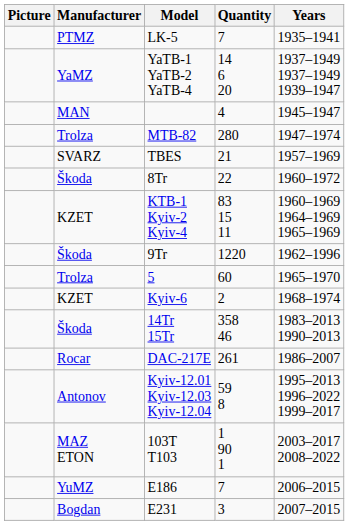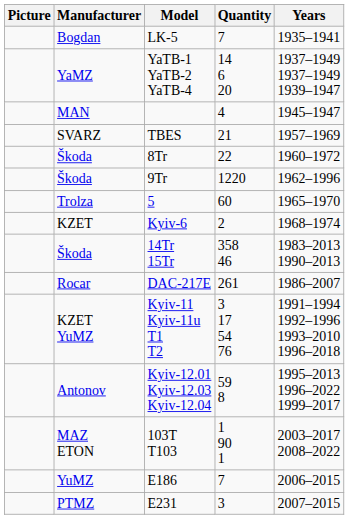(76, 37) PTMZ -> (79, 37) Bogdan
- row: (172, 135)
- row: (167, 217)
+ row: (174, 328)
(79, 509) Bogdan -> (76, 503) PTMZ
